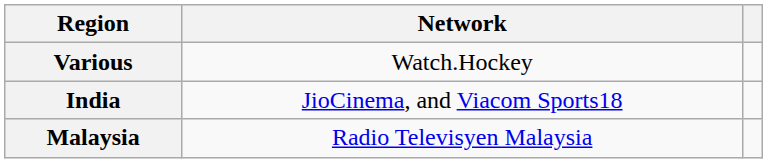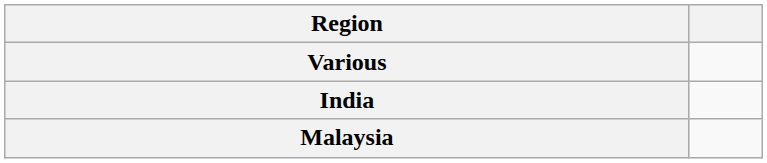- column: (462, 23)
